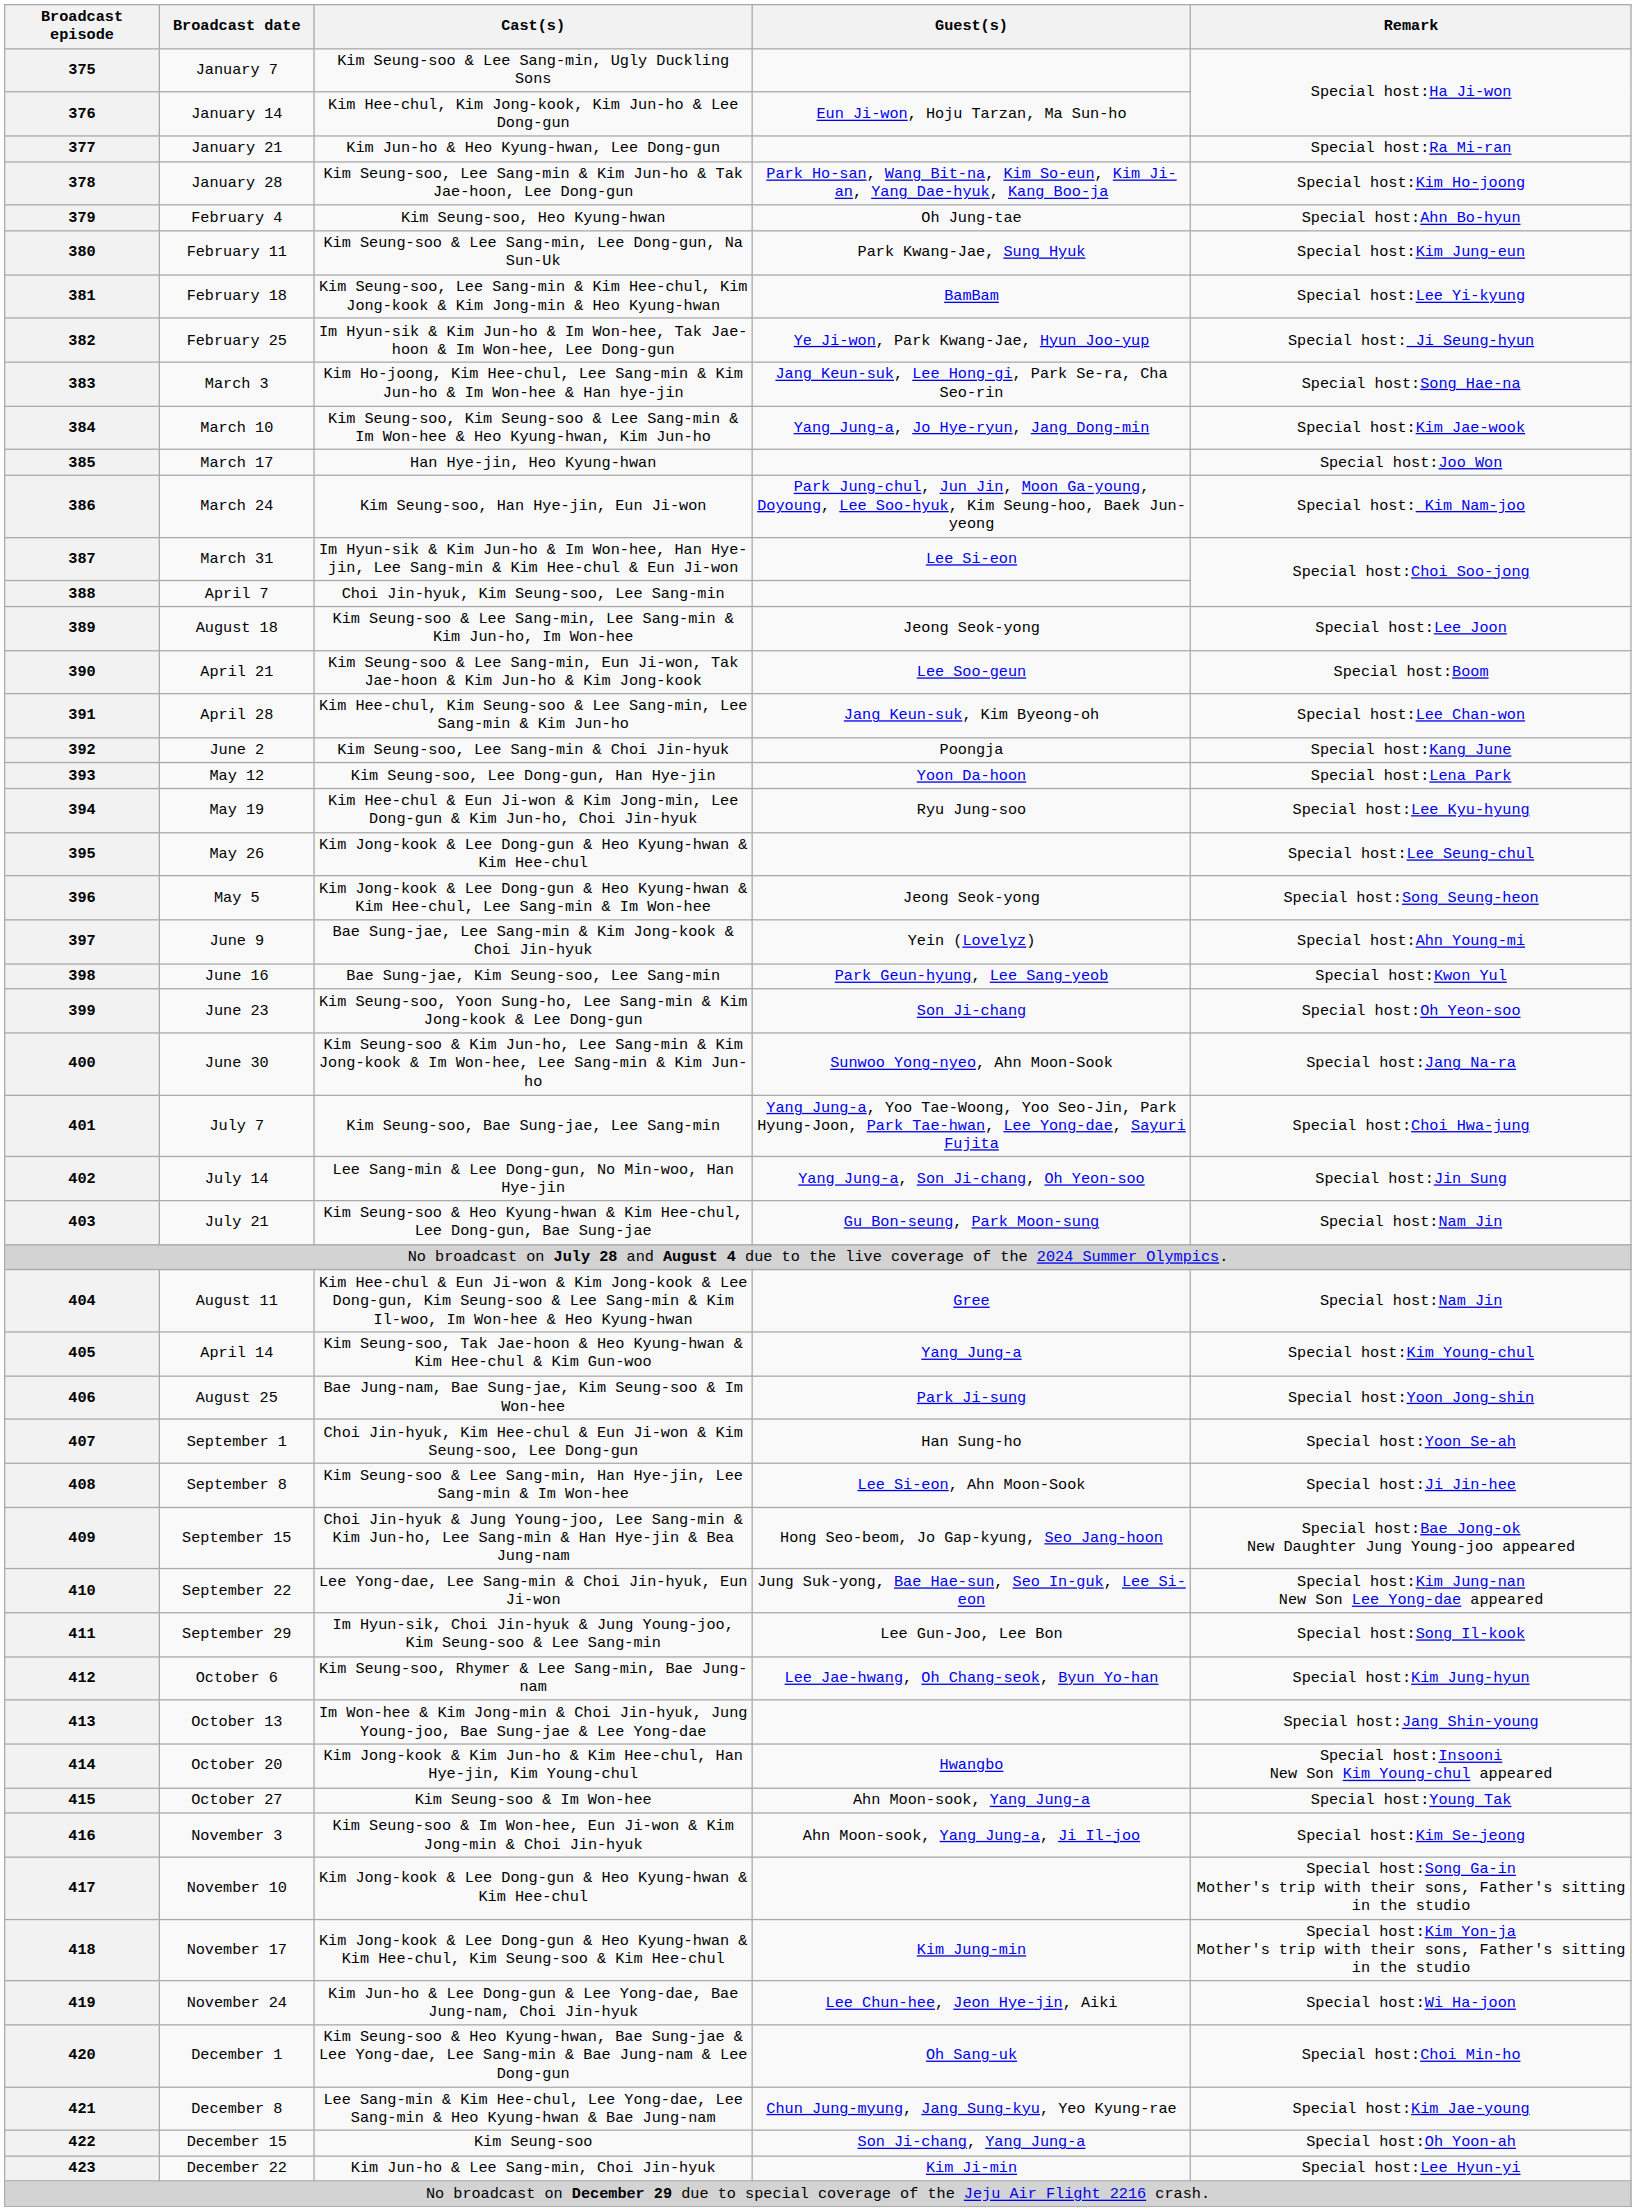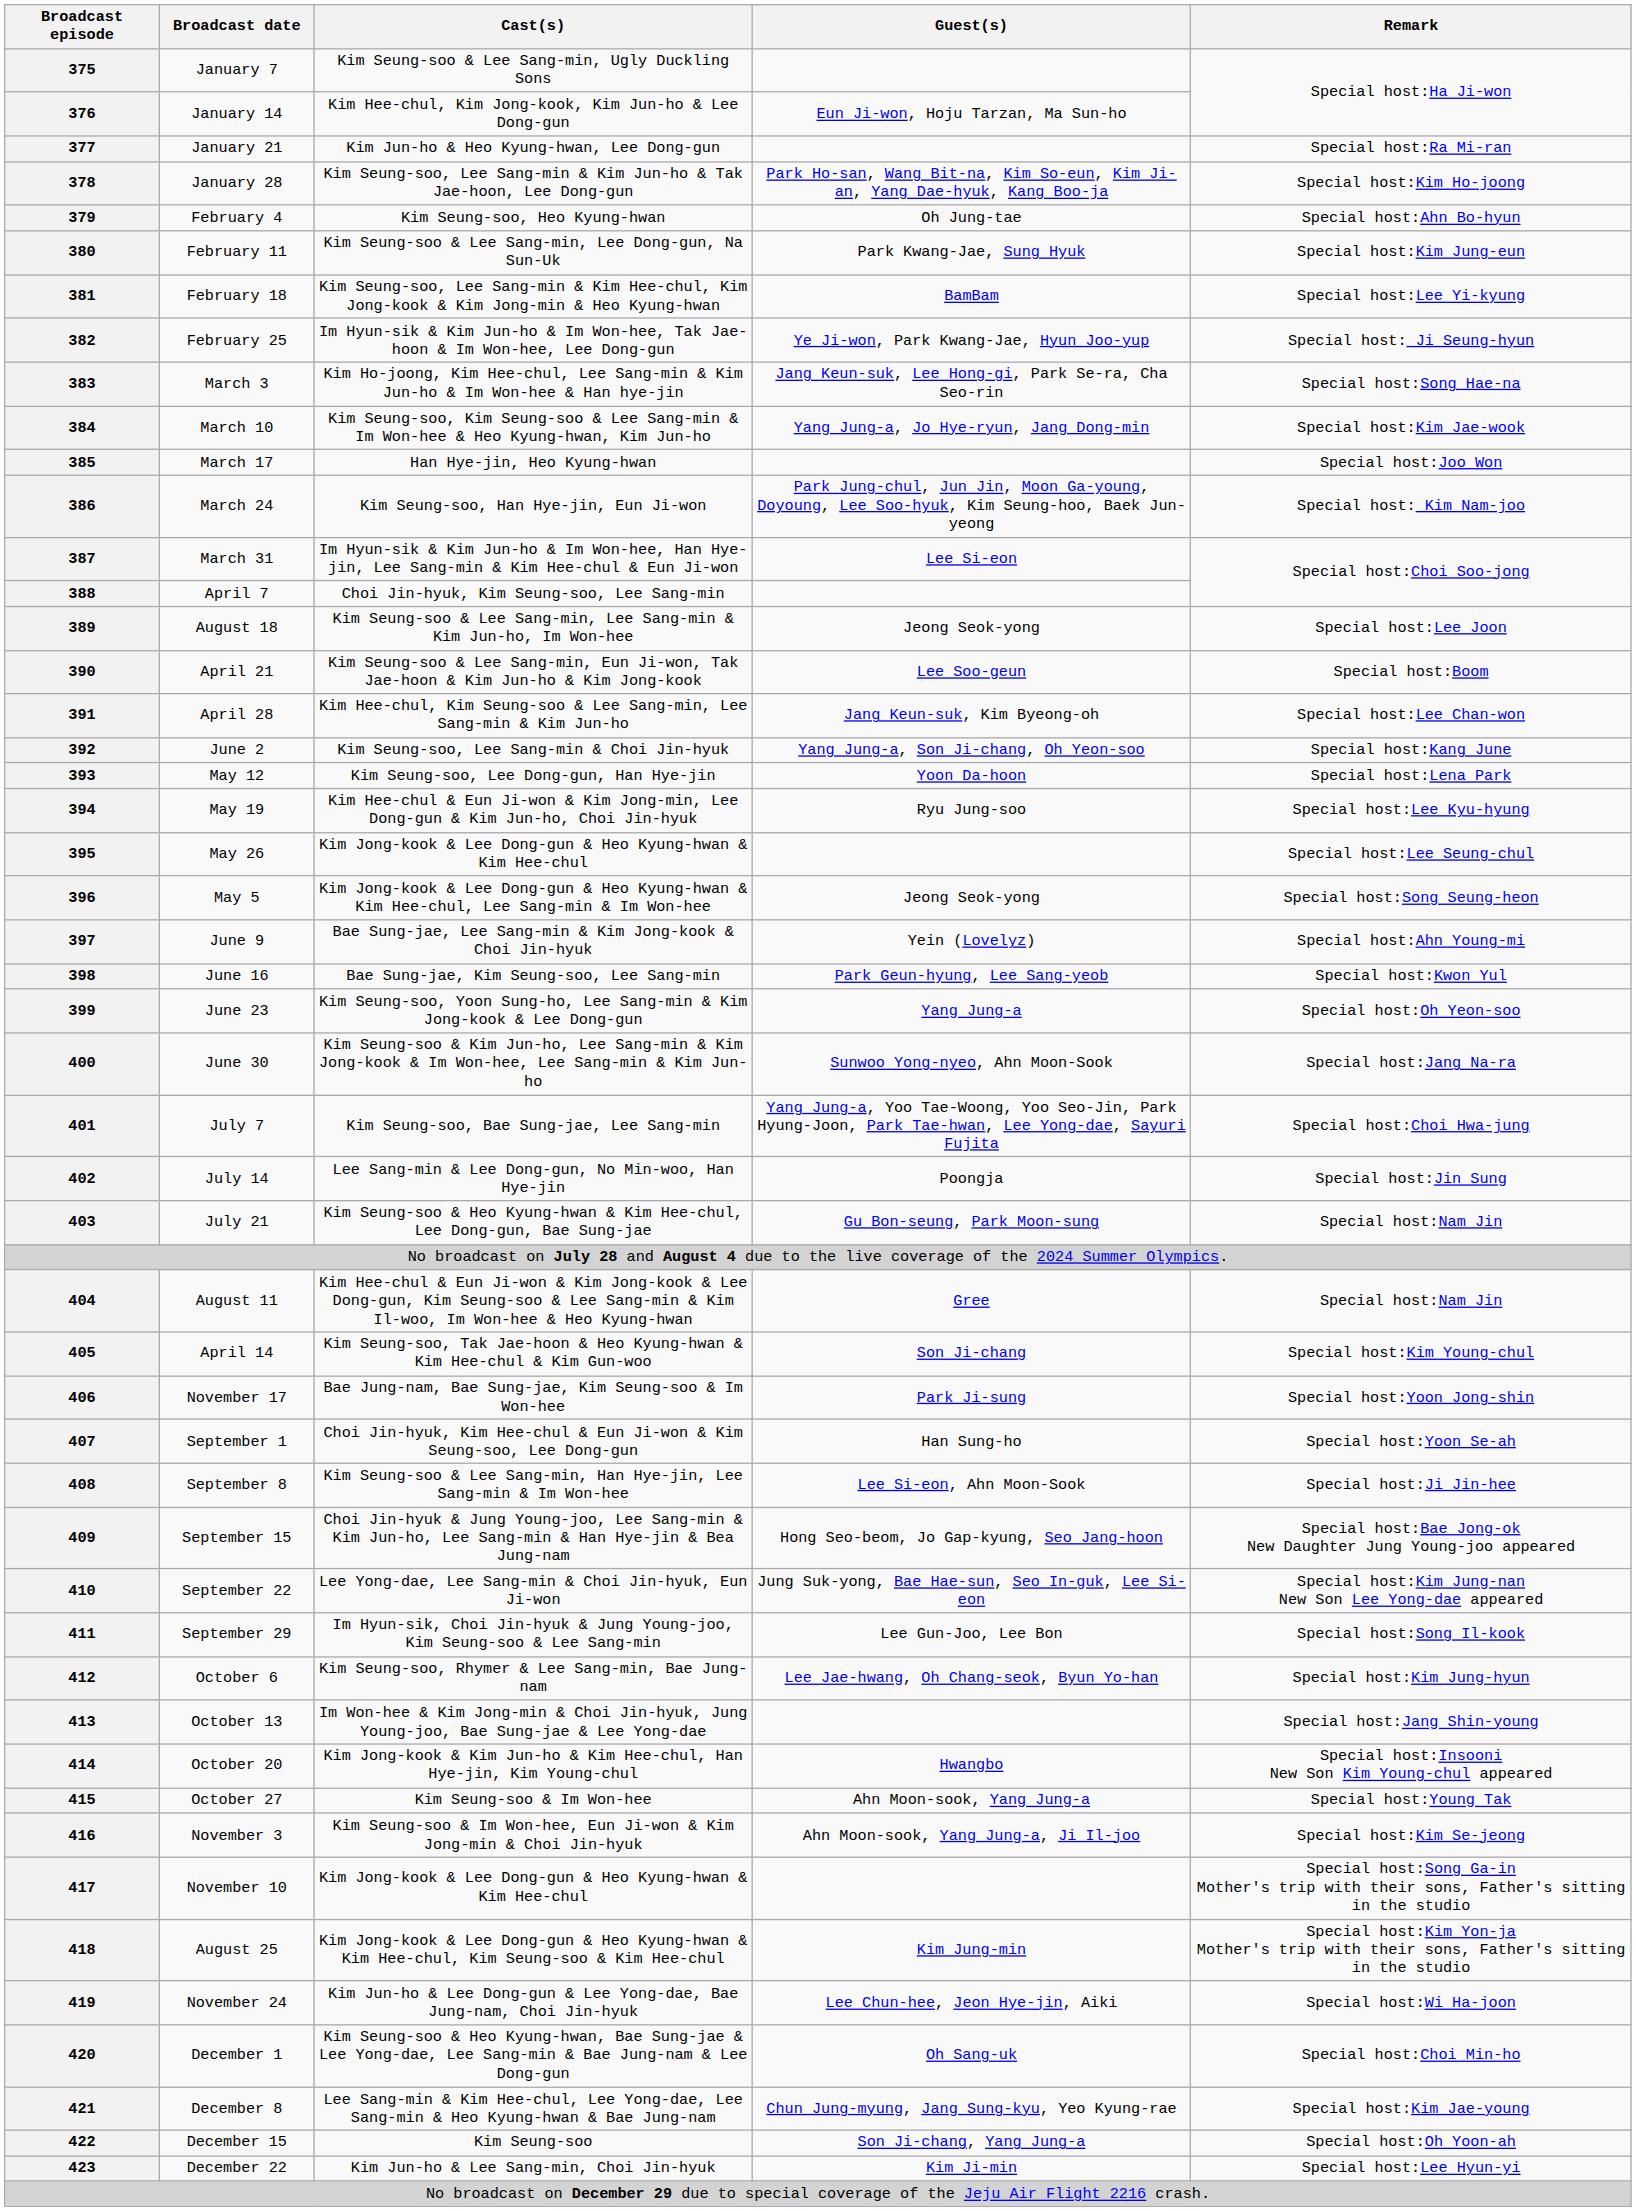(971, 750) Poongja -> (971, 750) Yang Jung-a, Son Ji-chang, Oh Yeon-soo
(971, 1011) Son Ji-chang -> (972, 1011) Yang Jung-a
(971, 1179) Yang Jung-a, Son Ji-chang, Oh Yeon-soo -> (971, 1179) Poongja
(972, 1354) Yang Jung-a -> (971, 1354) Son Ji-chang
(237, 1397) August 25 -> (237, 1397) November 17
(237, 1950) November 17 -> (237, 1950) August 25
